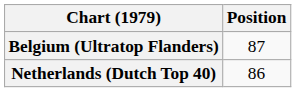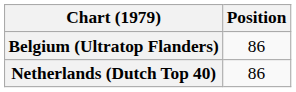(256, 45) 87 -> (256, 45) 86
